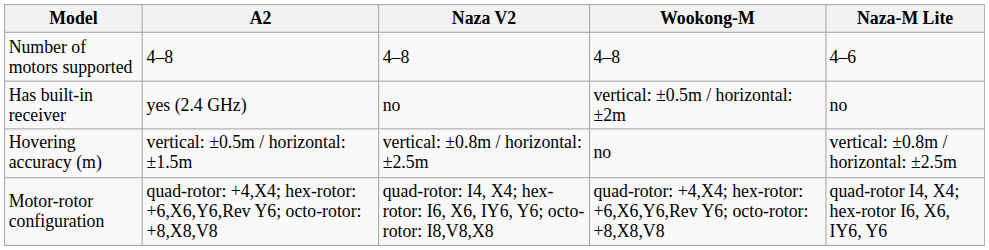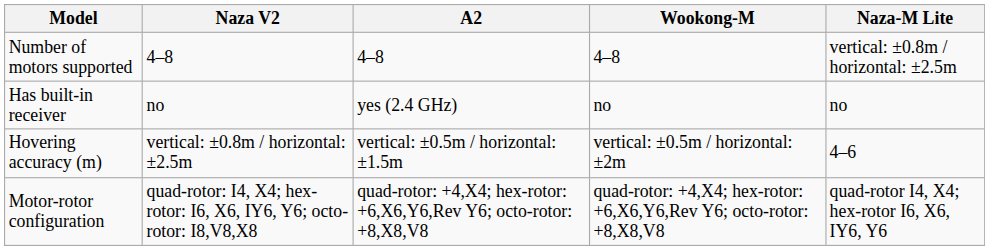columns swapped: (261, 18) <-> (484, 18)
(843, 56) 4–6 -> (893, 56) vertical: ±0.8m / horizontal: ±2.5m
(693, 104) vertical: ±0.5m / horizontal: ±2m -> (602, 104) no
(602, 153) no -> (693, 153) vertical: ±0.5m / horizontal: ±2m
(893, 153) vertical: ±0.8m / horizontal: ±2.5m -> (843, 153) 4–6
